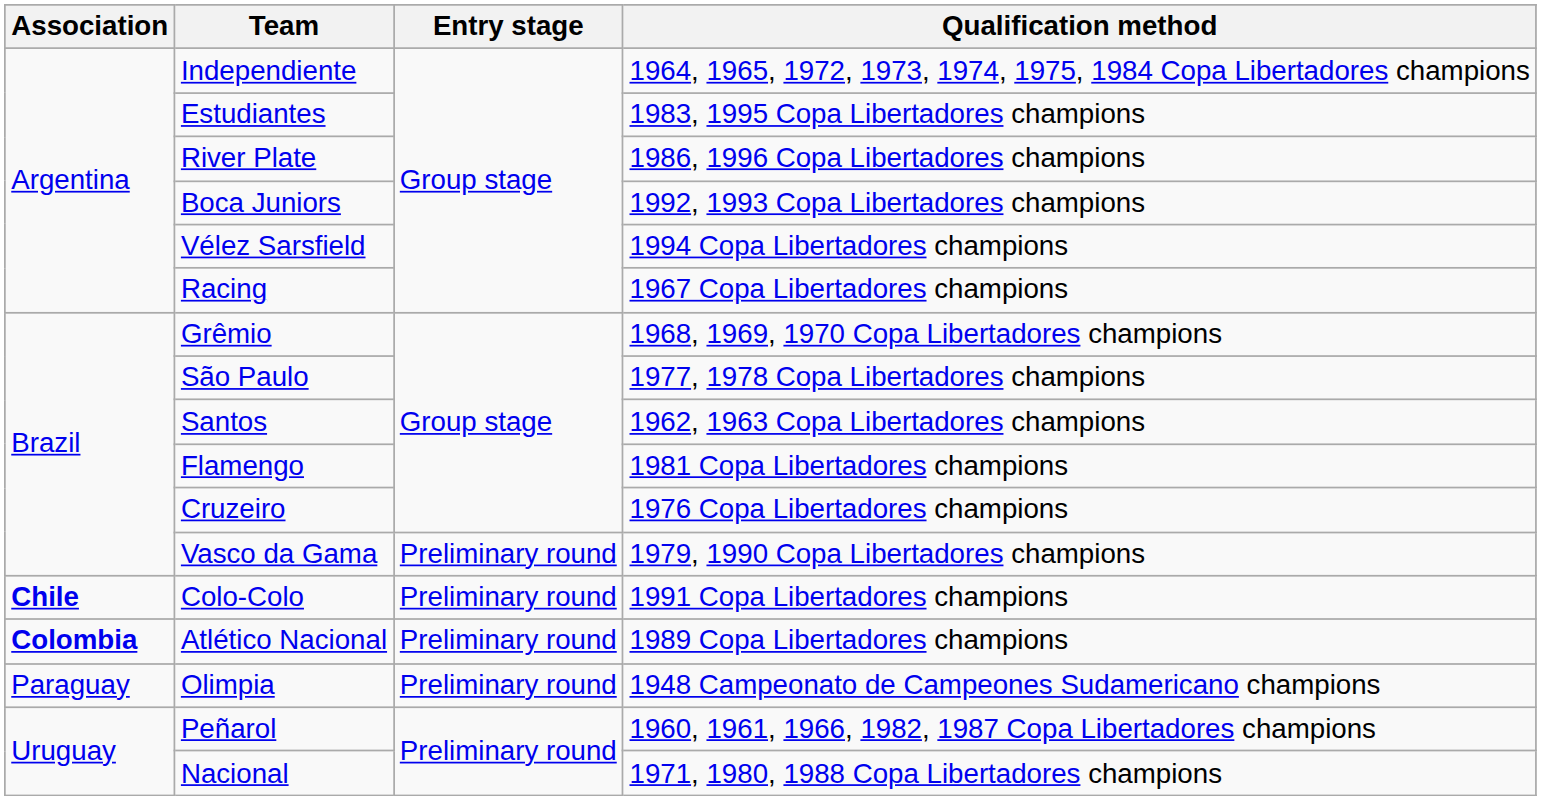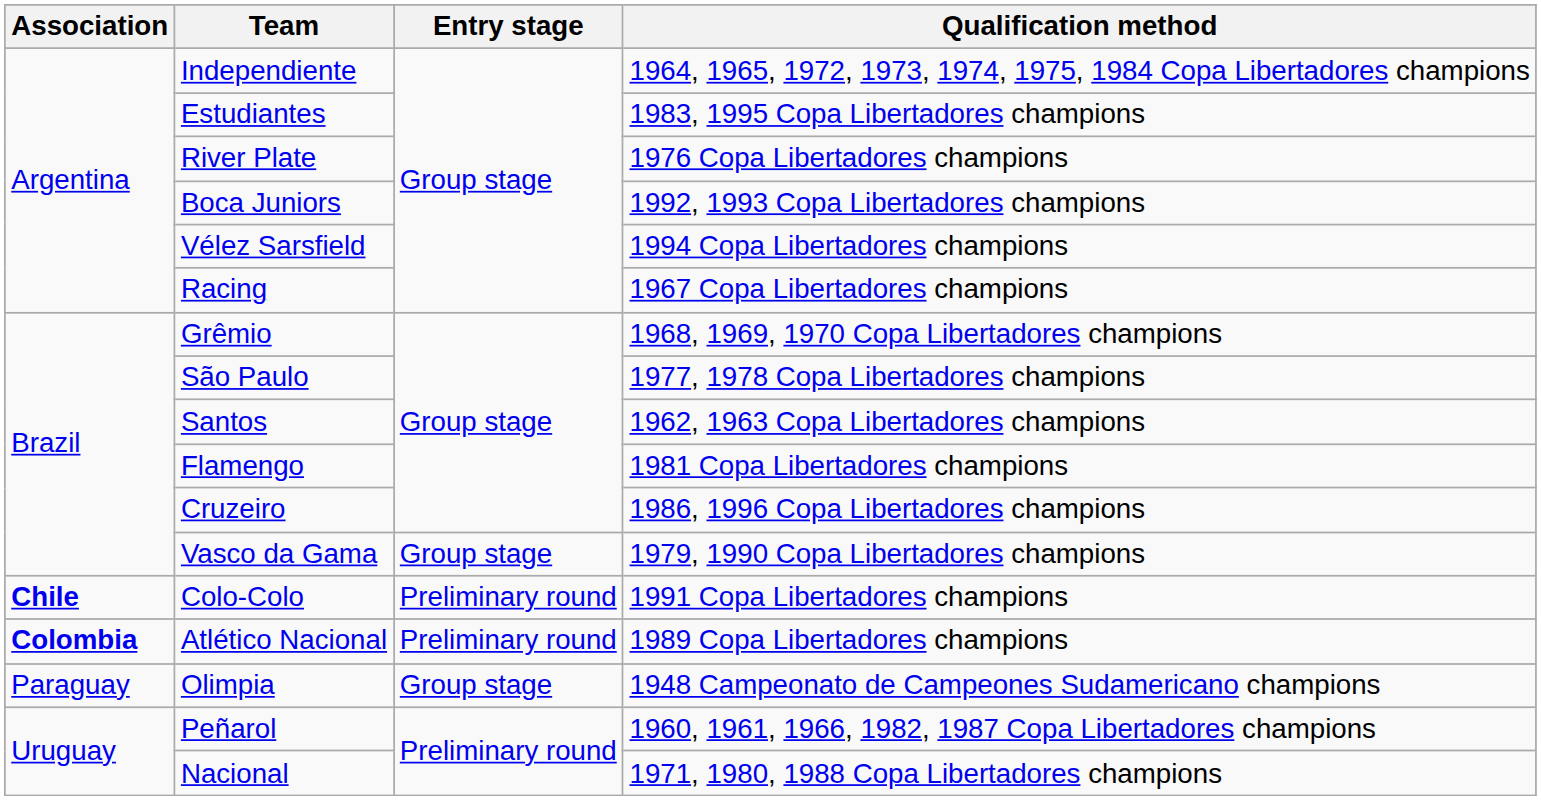(887, 158) 1986, 1996 Copa Libertadores champions -> (849, 158) 1976 Copa Libertadores champions
(849, 509) 1976 Copa Libertadores champions -> (887, 509) 1986, 1996 Copa Libertadores champions
(508, 553) Preliminary round -> (476, 553) Group stage
(508, 684) Preliminary round -> (476, 684) Group stage
